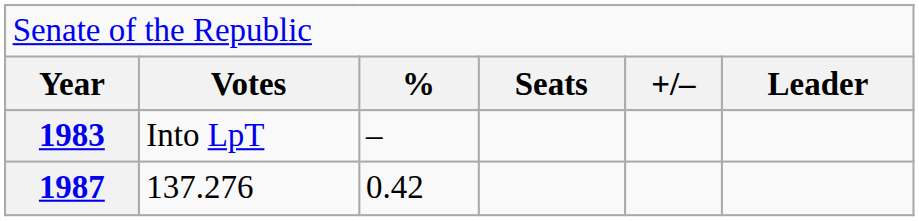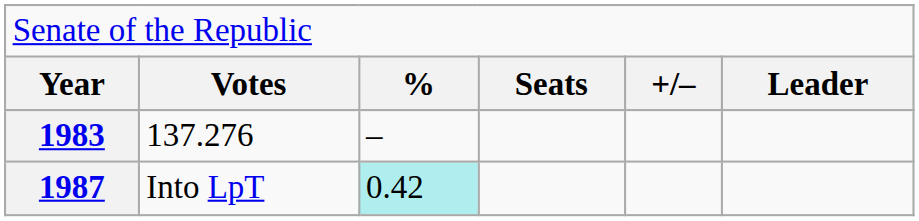(205, 135) Into LpT -> (200, 135) 137.276
(200, 187) 137.276 -> (205, 187) Into LpT
(395, 187) no background -> (395, 187) paleturquoise background
